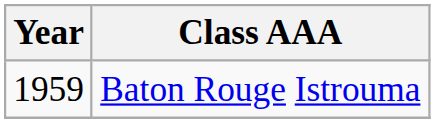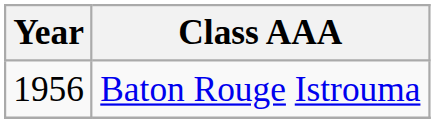(49, 88) 1959 -> (49, 88) 1956
